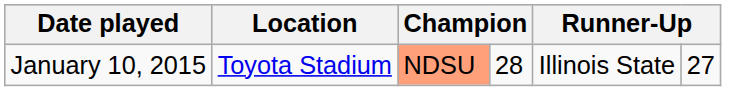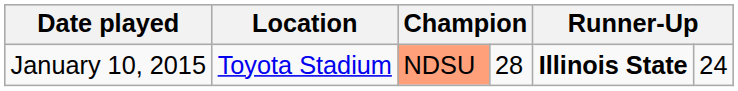(607, 64) normal -> (613, 64) bold
(701, 64) 27 -> (713, 64) 24
